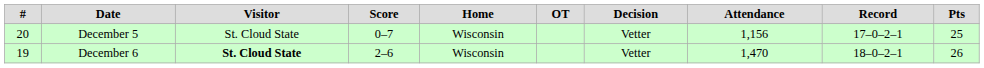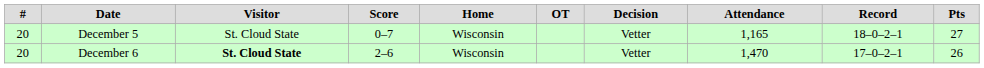(754, 33) 1,156 -> (754, 33) 1,165
(878, 33) 17–0–2–1 -> (878, 33) 18–0–2–1
(957, 33) 25 -> (957, 33) 27
(23, 53) 19 -> (23, 53) 20
(878, 53) 18–0–2–1 -> (878, 53) 17–0–2–1
